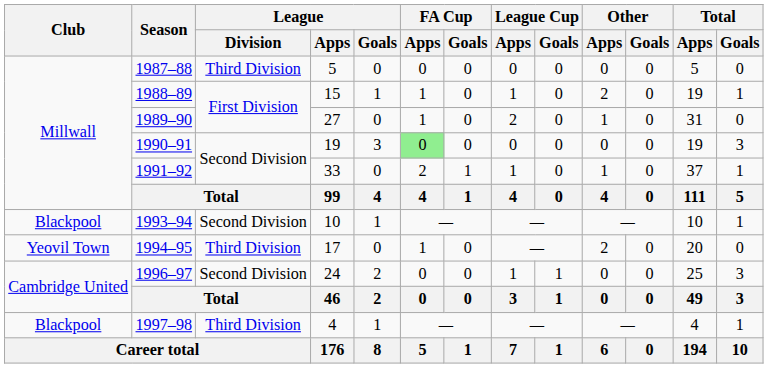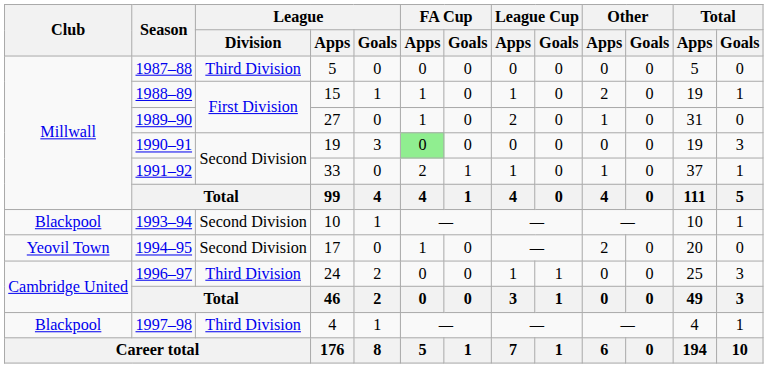(253, 247) Third Division -> (253, 247) Second Division
(253, 273) Second Division -> (253, 273) Third Division
